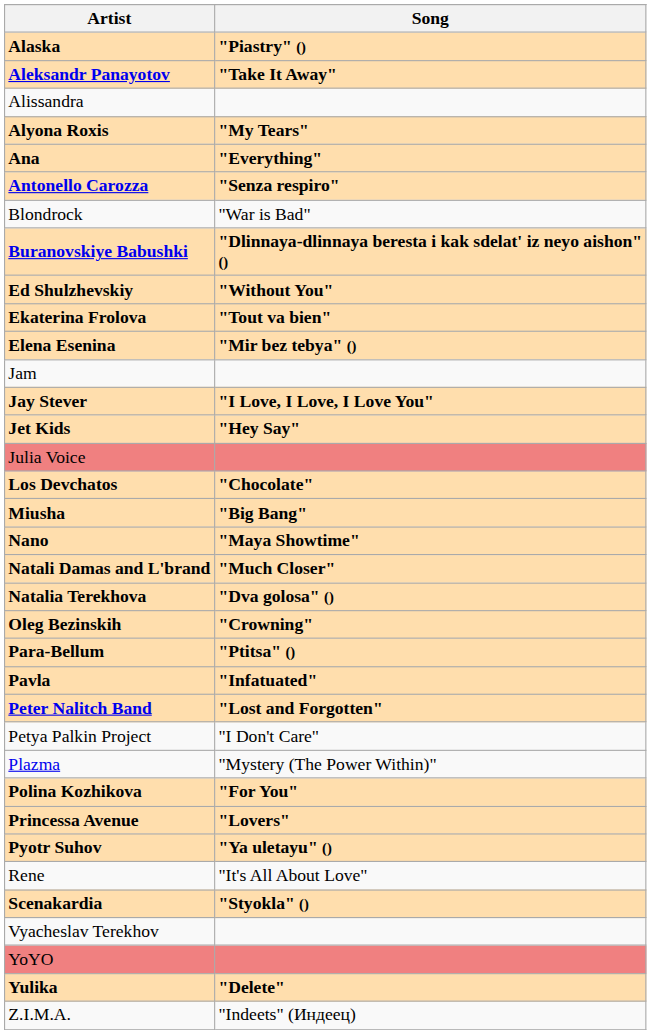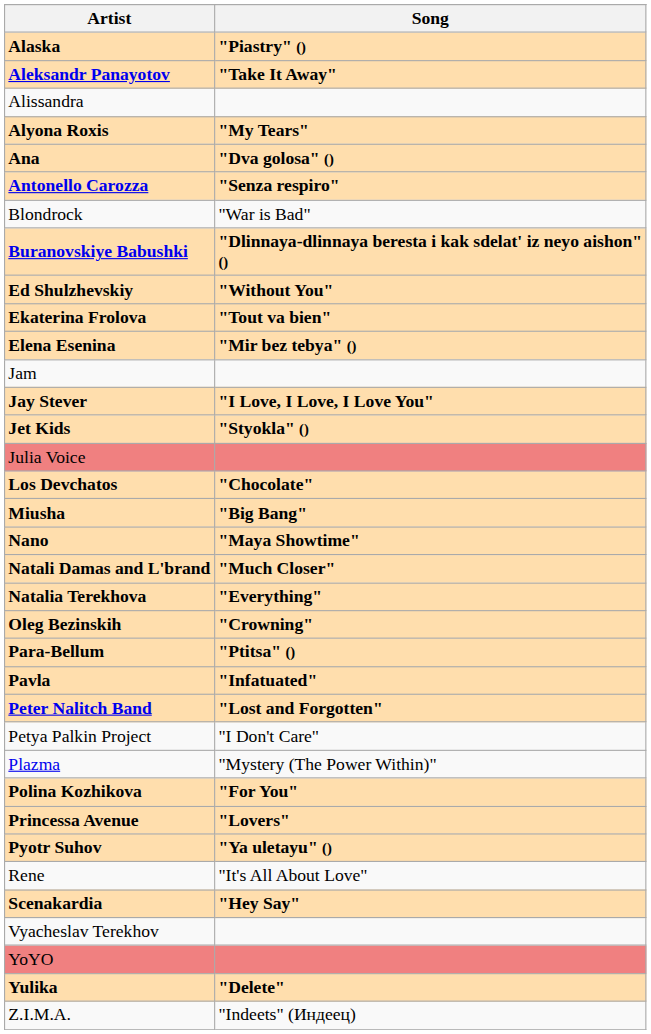(270, 158) "Everything" -> (276, 158) "Dva golosa" ()
(259, 429) "Hey Say" -> (264, 429) "Styokla" ()
(276, 596) "Dva golosa" () -> (270, 596) "Everything"
(264, 903) "Styokla" () -> (259, 903) "Hey Say"
